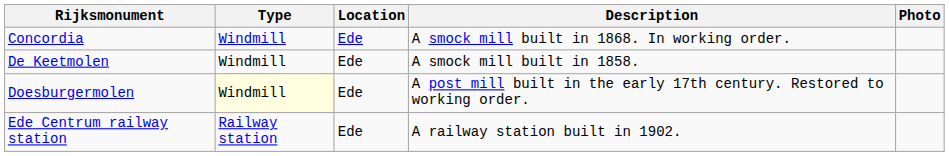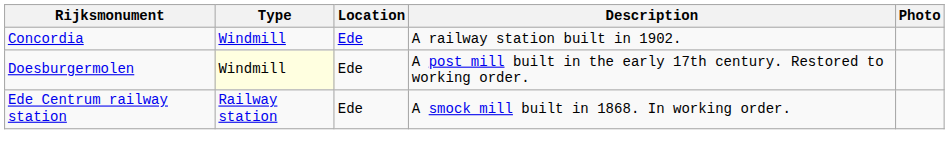(601, 39) A smock mill built in 1868. In working order. -> (547, 39) A railway station built in 1902.
- row: (58, 62)
(547, 132) A railway station built in 1902. -> (601, 109) A smock mill built in 1868. In working order.
